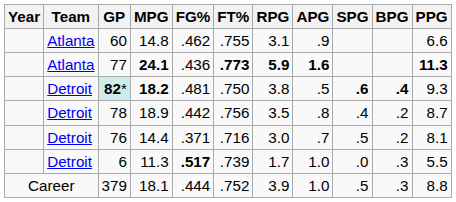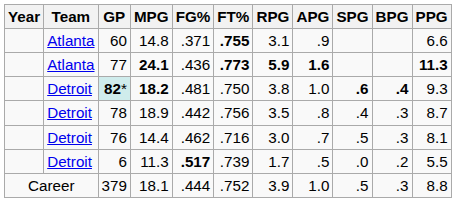(195, 41) .462 -> (195, 41) .371
(235, 41) normal -> (235, 41) bold
(323, 89) .5 -> (319, 89) 1.0
(402, 113) .2 -> (402, 113) .3
(195, 137) .371 -> (195, 137) .462
(402, 137) .2 -> (402, 137) .3
(319, 161) 1.0 -> (323, 161) .5
(402, 161) .3 -> (402, 161) .2
